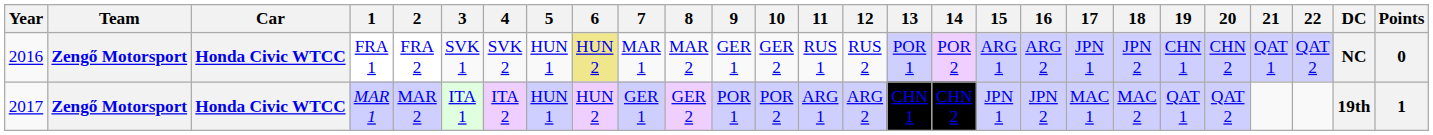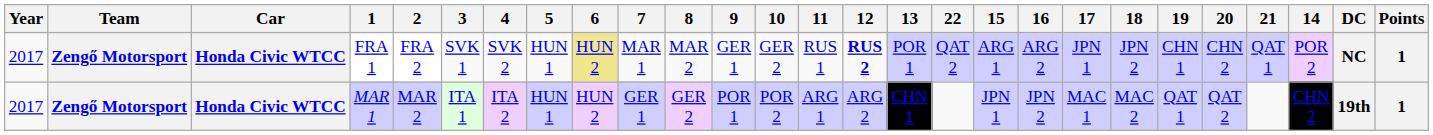columns swapped: (954, 18) <-> (1313, 18)
(26, 56) 2016 -> (26, 56) 2017
(865, 56) normal -> (865, 56) bold
(1401, 56) 0 -> (1401, 56) 1
